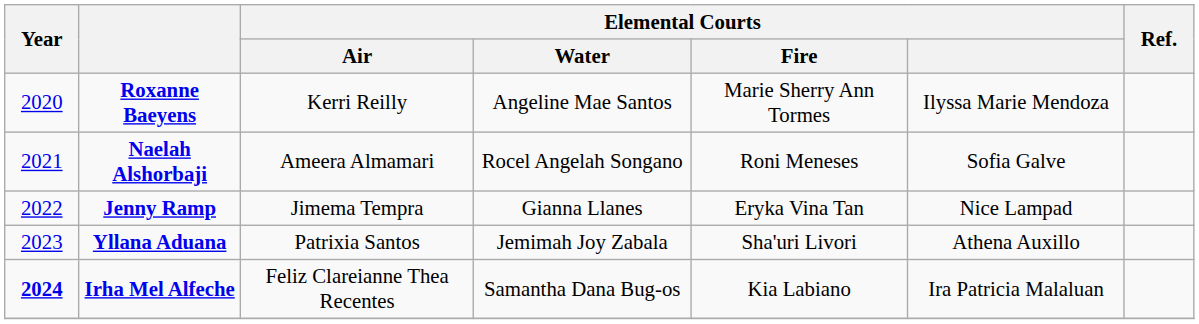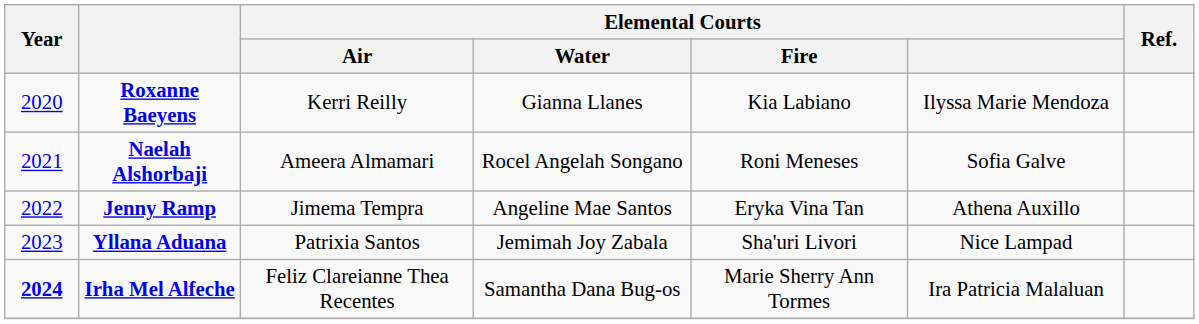(582, 102) Angeline Mae Santos -> (582, 102) Gianna Llanes
(799, 102) Marie Sherry Ann Tormes -> (799, 102) Kia Labiano
(582, 208) Gianna Llanes -> (582, 208) Angeline Mae Santos
(1016, 208) Nice Lampad -> (1016, 208) Athena Auxillo
(1016, 242) Athena Auxillo -> (1016, 242) Nice Lampad
(799, 289) Kia Labiano -> (799, 289) Marie Sherry Ann Tormes
